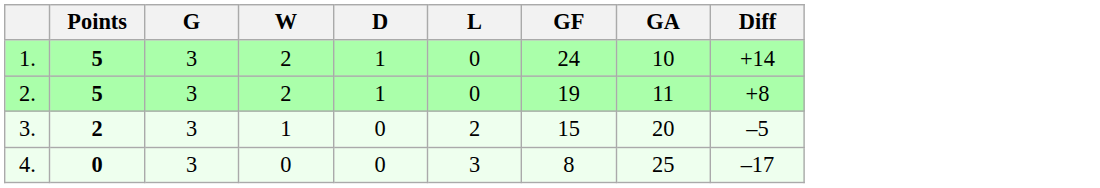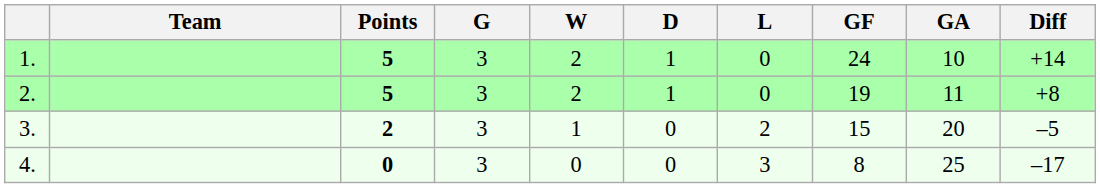+ column: (195, 22)
